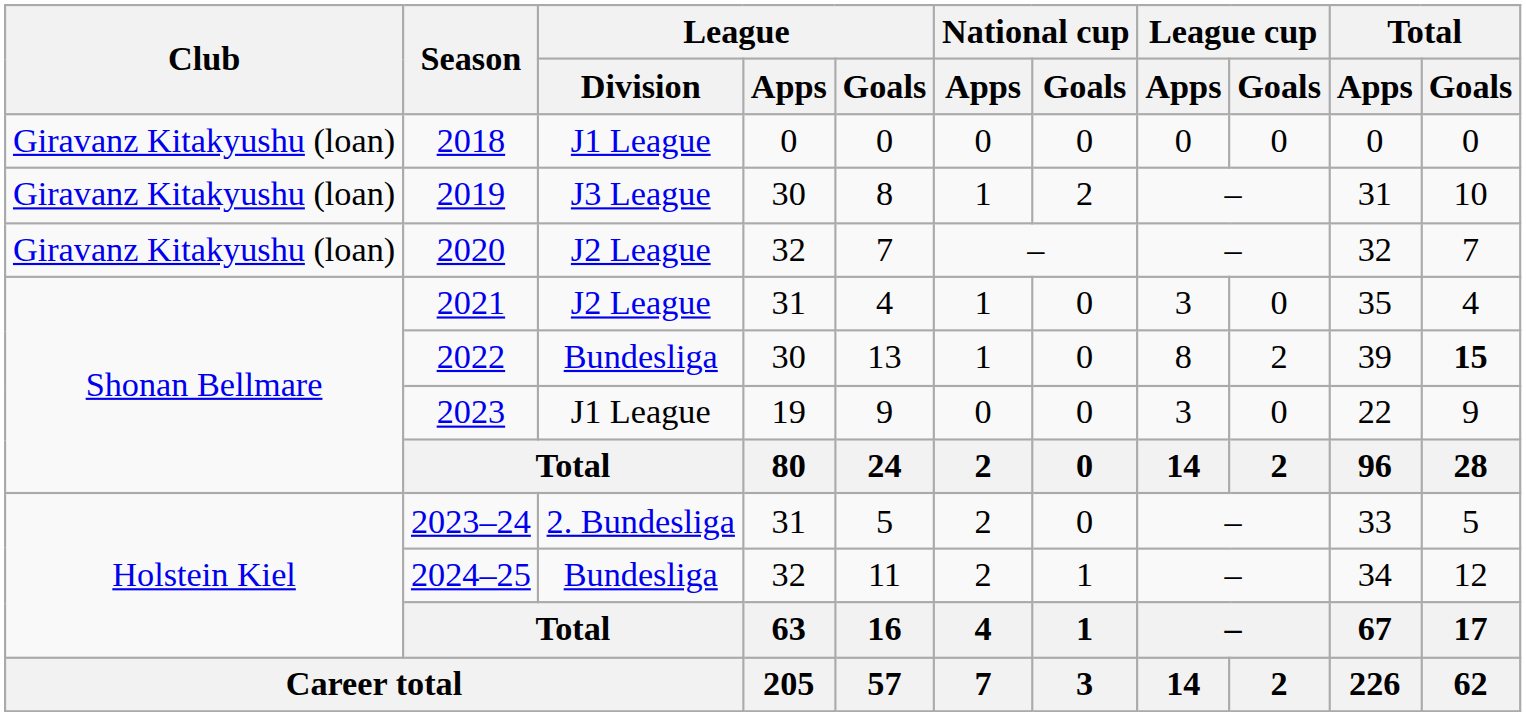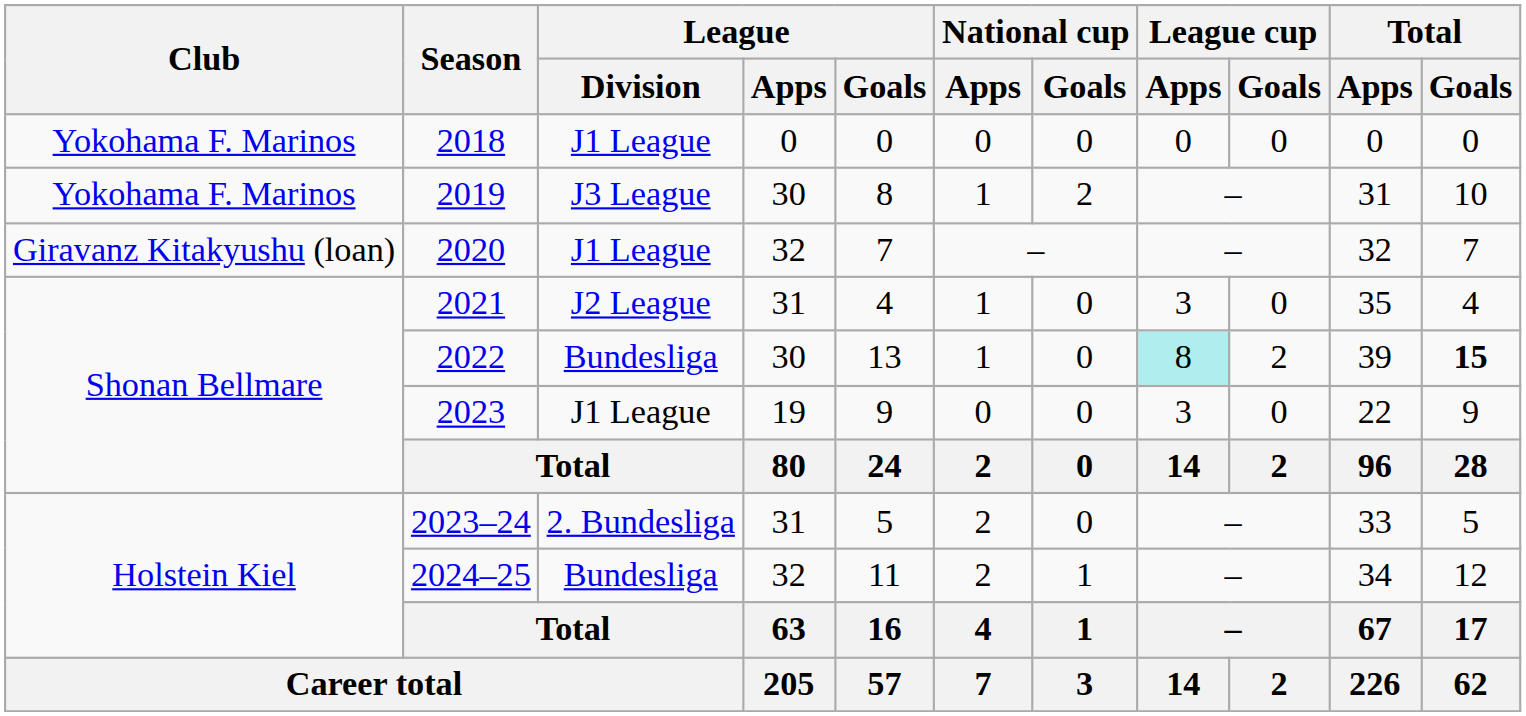(204, 140) Giravanz Kitakyushu (loan) -> (204, 140) Yokohama F. Marinos
(204, 194) Giravanz Kitakyushu (loan) -> (204, 194) Yokohama F. Marinos
(641, 248) J2 League -> (641, 248) J1 League
(1183, 357) no background -> (1183, 357) paleturquoise background
